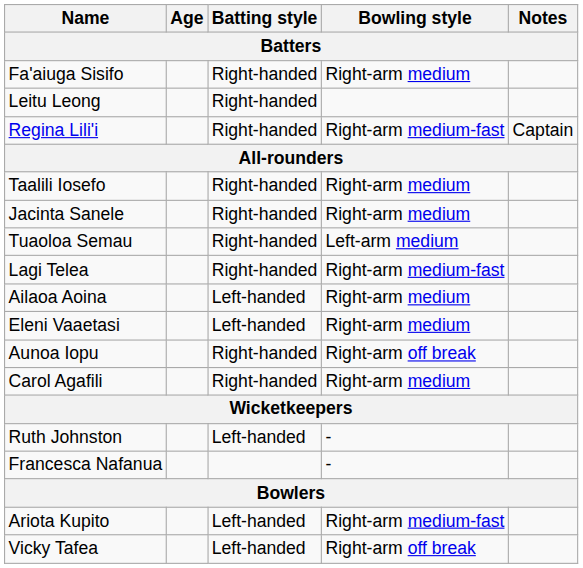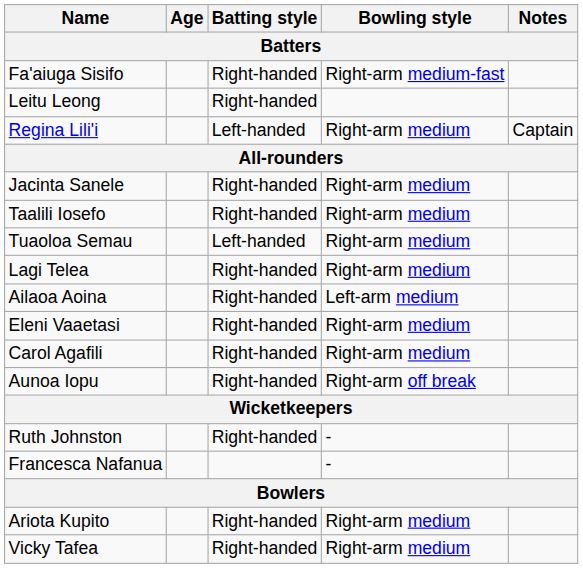(398, 74) Right-arm medium -> (415, 74) Right-arm medium-fast
(265, 130) Right-handed -> (259, 130) Left-handed
(415, 130) Right-arm medium-fast -> (398, 130) Right-arm medium
rows swapped: (66, 213) <-> (57, 185)
(265, 241) Right-handed -> (259, 241) Left-handed
(392, 241) Left-arm medium -> (398, 241) Right-arm medium
(415, 269) Right-arm medium-fast -> (398, 269) Right-arm medium
(259, 297) Left-handed -> (265, 297) Right-handed
(398, 297) Right-arm medium -> (392, 297) Left-arm medium
(259, 325) Left-handed -> (265, 325) Right-handed
rows swapped: (54, 353) <-> (56, 381)
(259, 437) Left-handed -> (265, 437) Right-handed
(259, 520) Left-handed -> (265, 520) Right-handed
(415, 520) Right-arm medium-fast -> (398, 520) Right-arm medium
(259, 548) Left-handed -> (265, 548) Right-handed
(401, 548) Right-arm off break -> (398, 548) Right-arm medium
